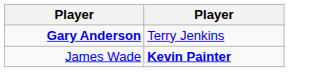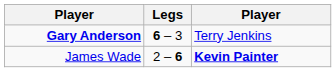+ column: (168, 14)
